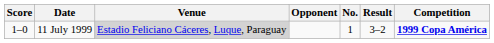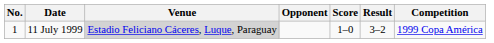columns swapped: (350, 13) <-> (20, 13)
(442, 30) bold -> (440, 30) normal
